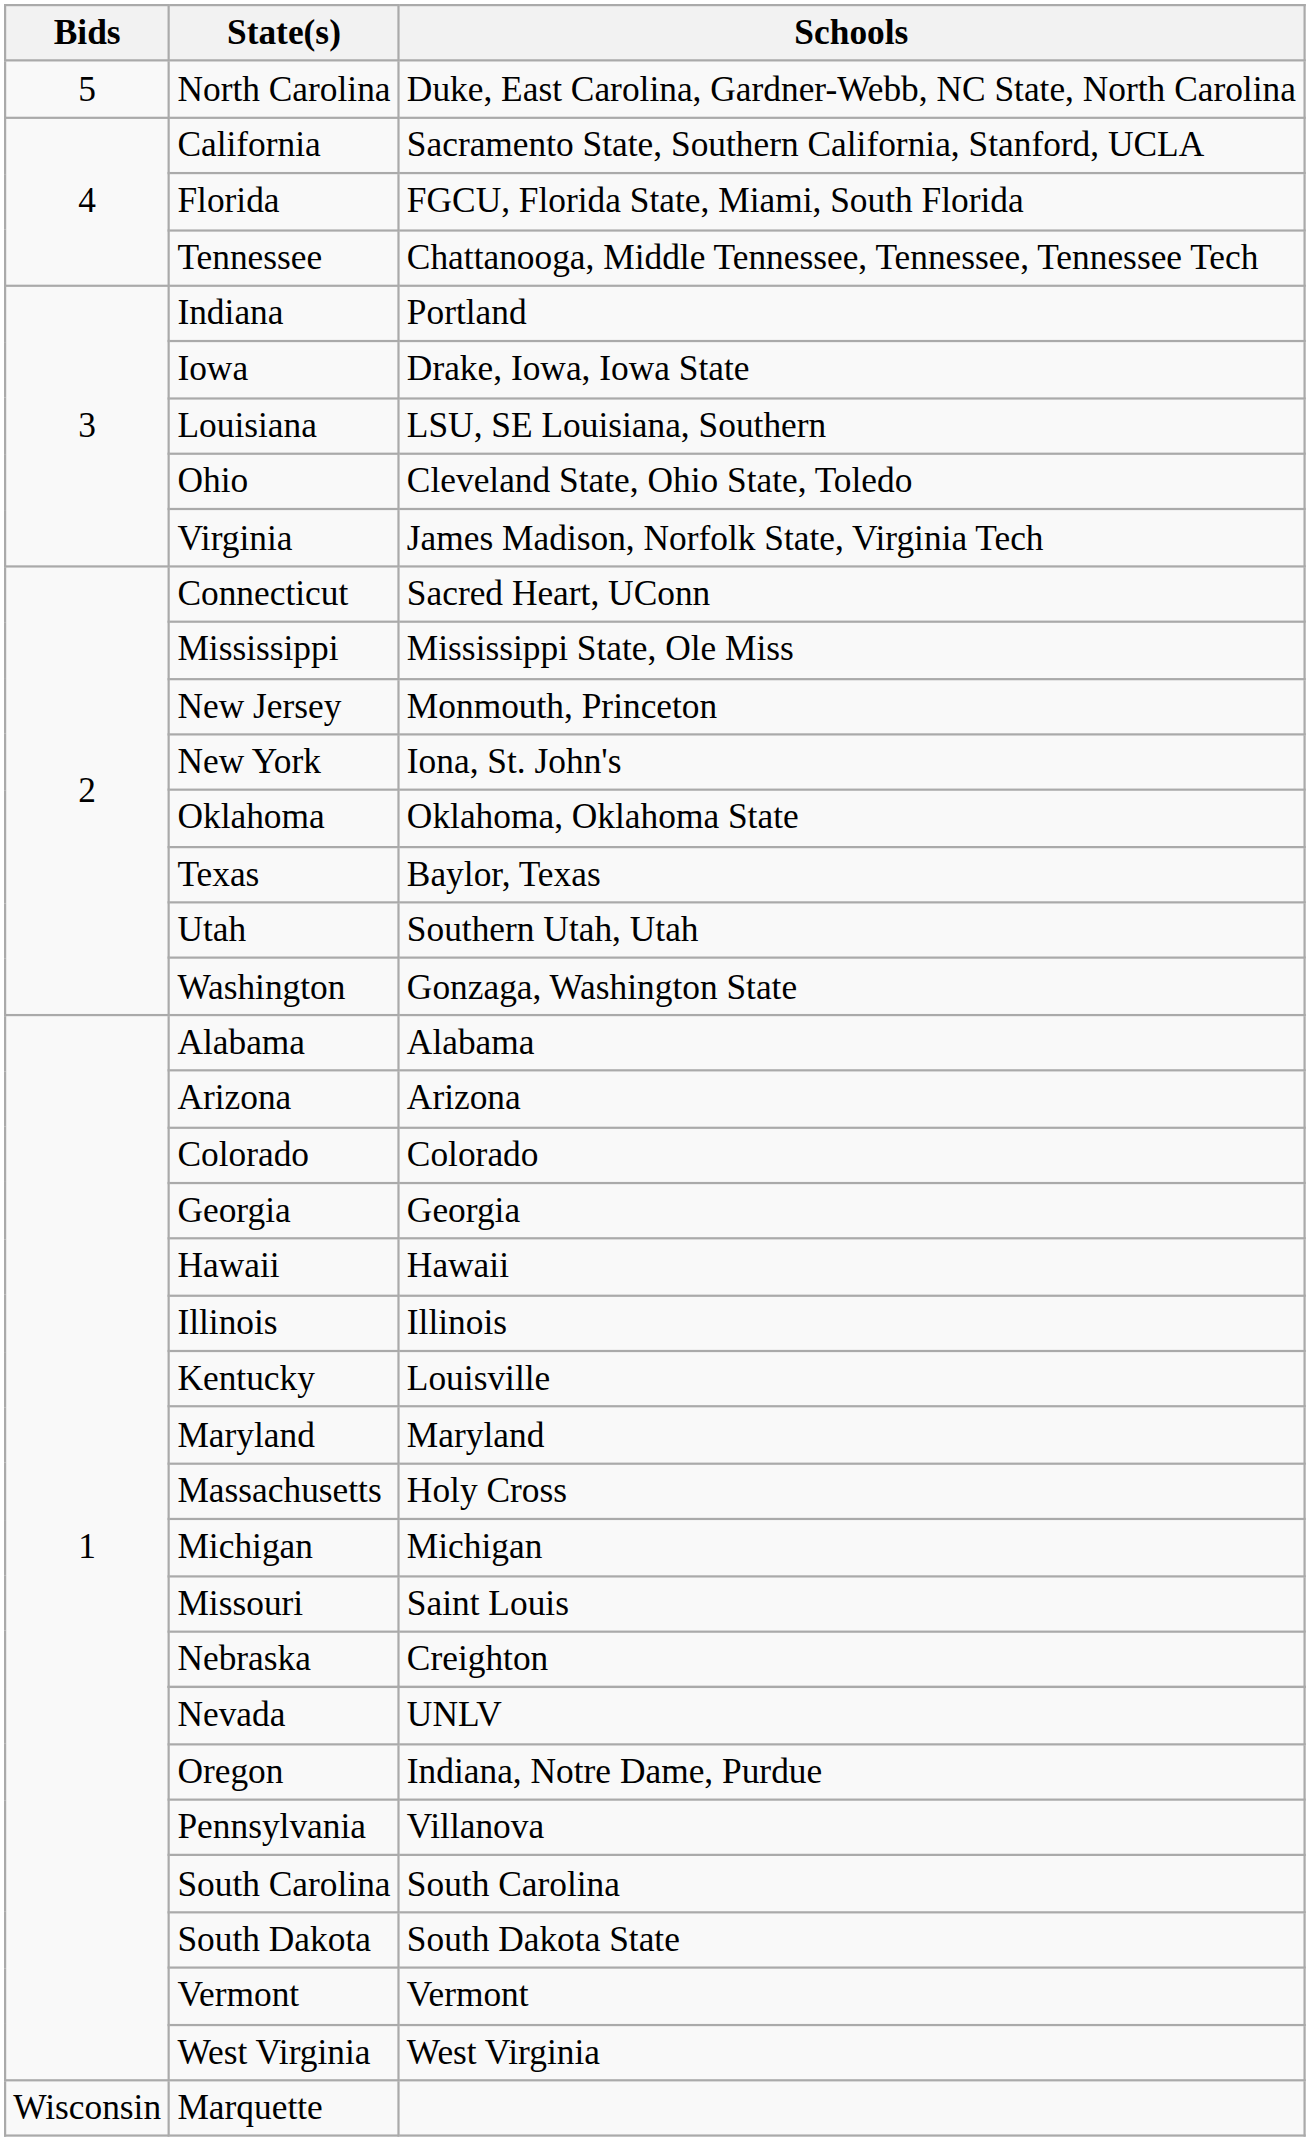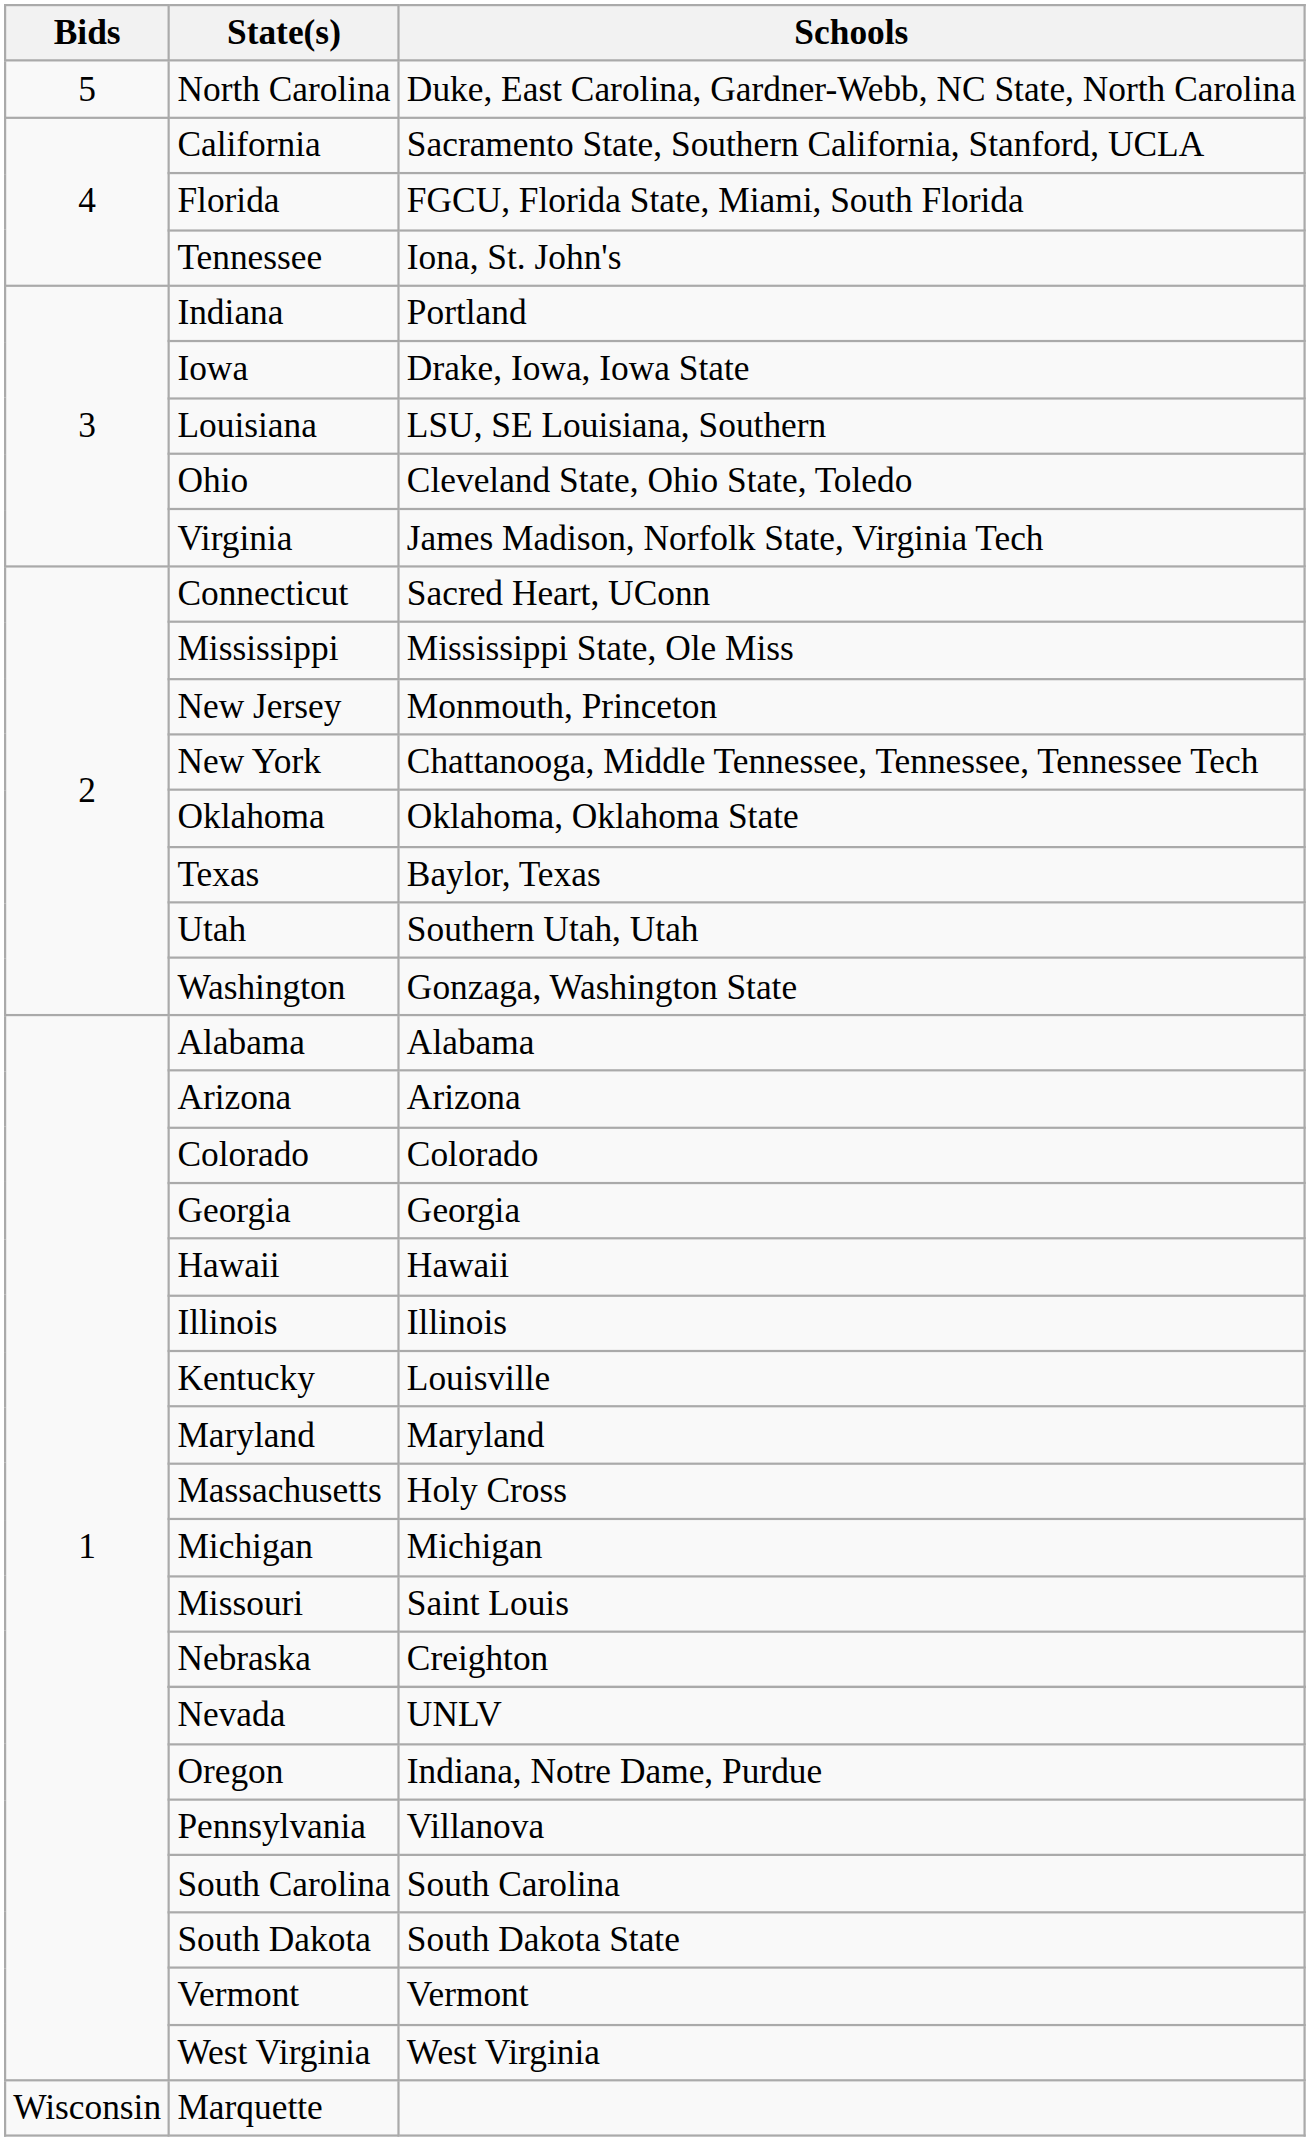(833, 256) Chattanooga, Middle Tennessee, Tennessee, Tennessee Tech -> (514, 256) Iona, St. John's
(514, 761) Iona, St. John's -> (833, 761) Chattanooga, Middle Tennessee, Tennessee, Tennessee Tech
